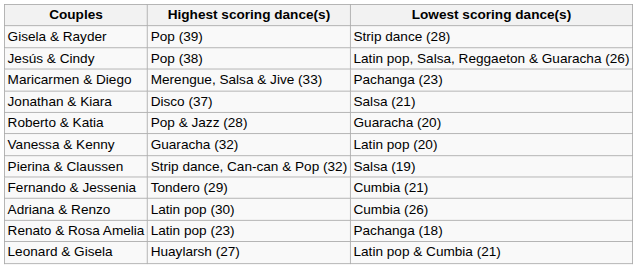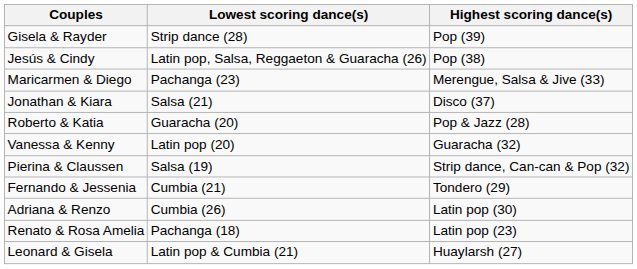columns swapped: (249, 15) <-> (491, 15)
